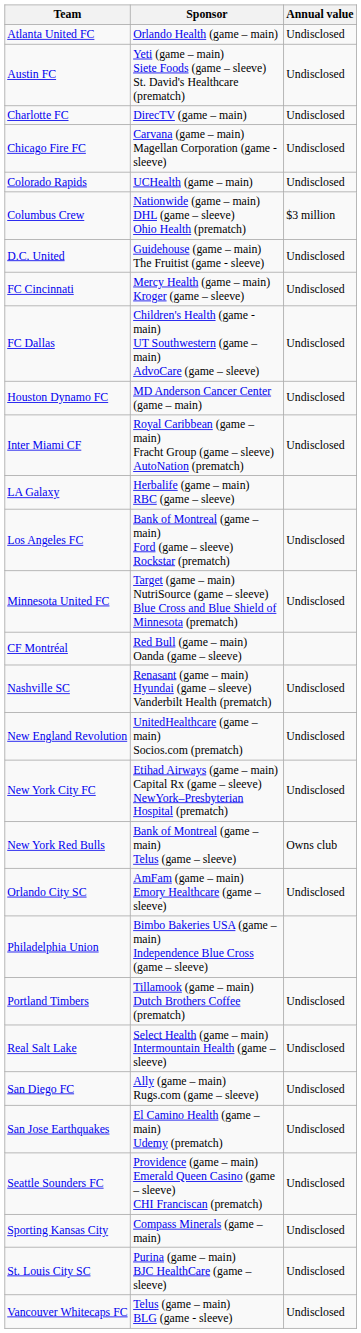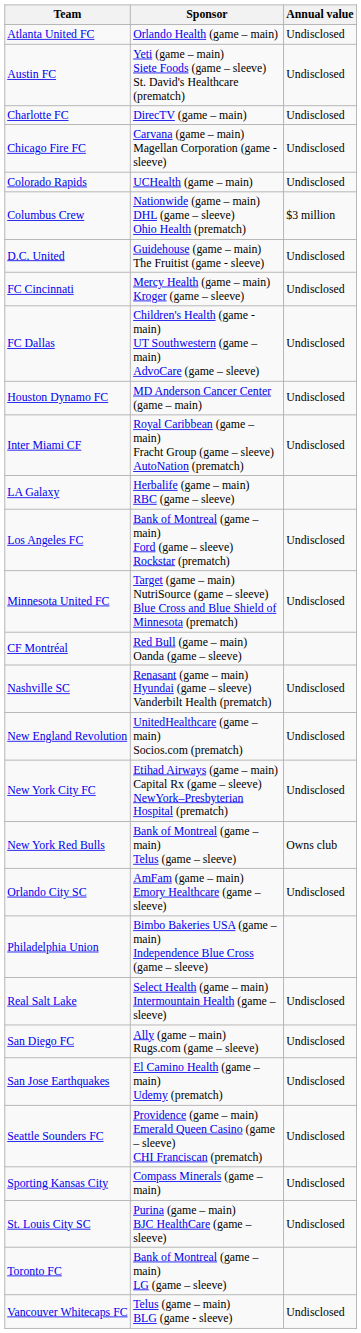- row: (48, 1001)
+ row: (35, 1271)
